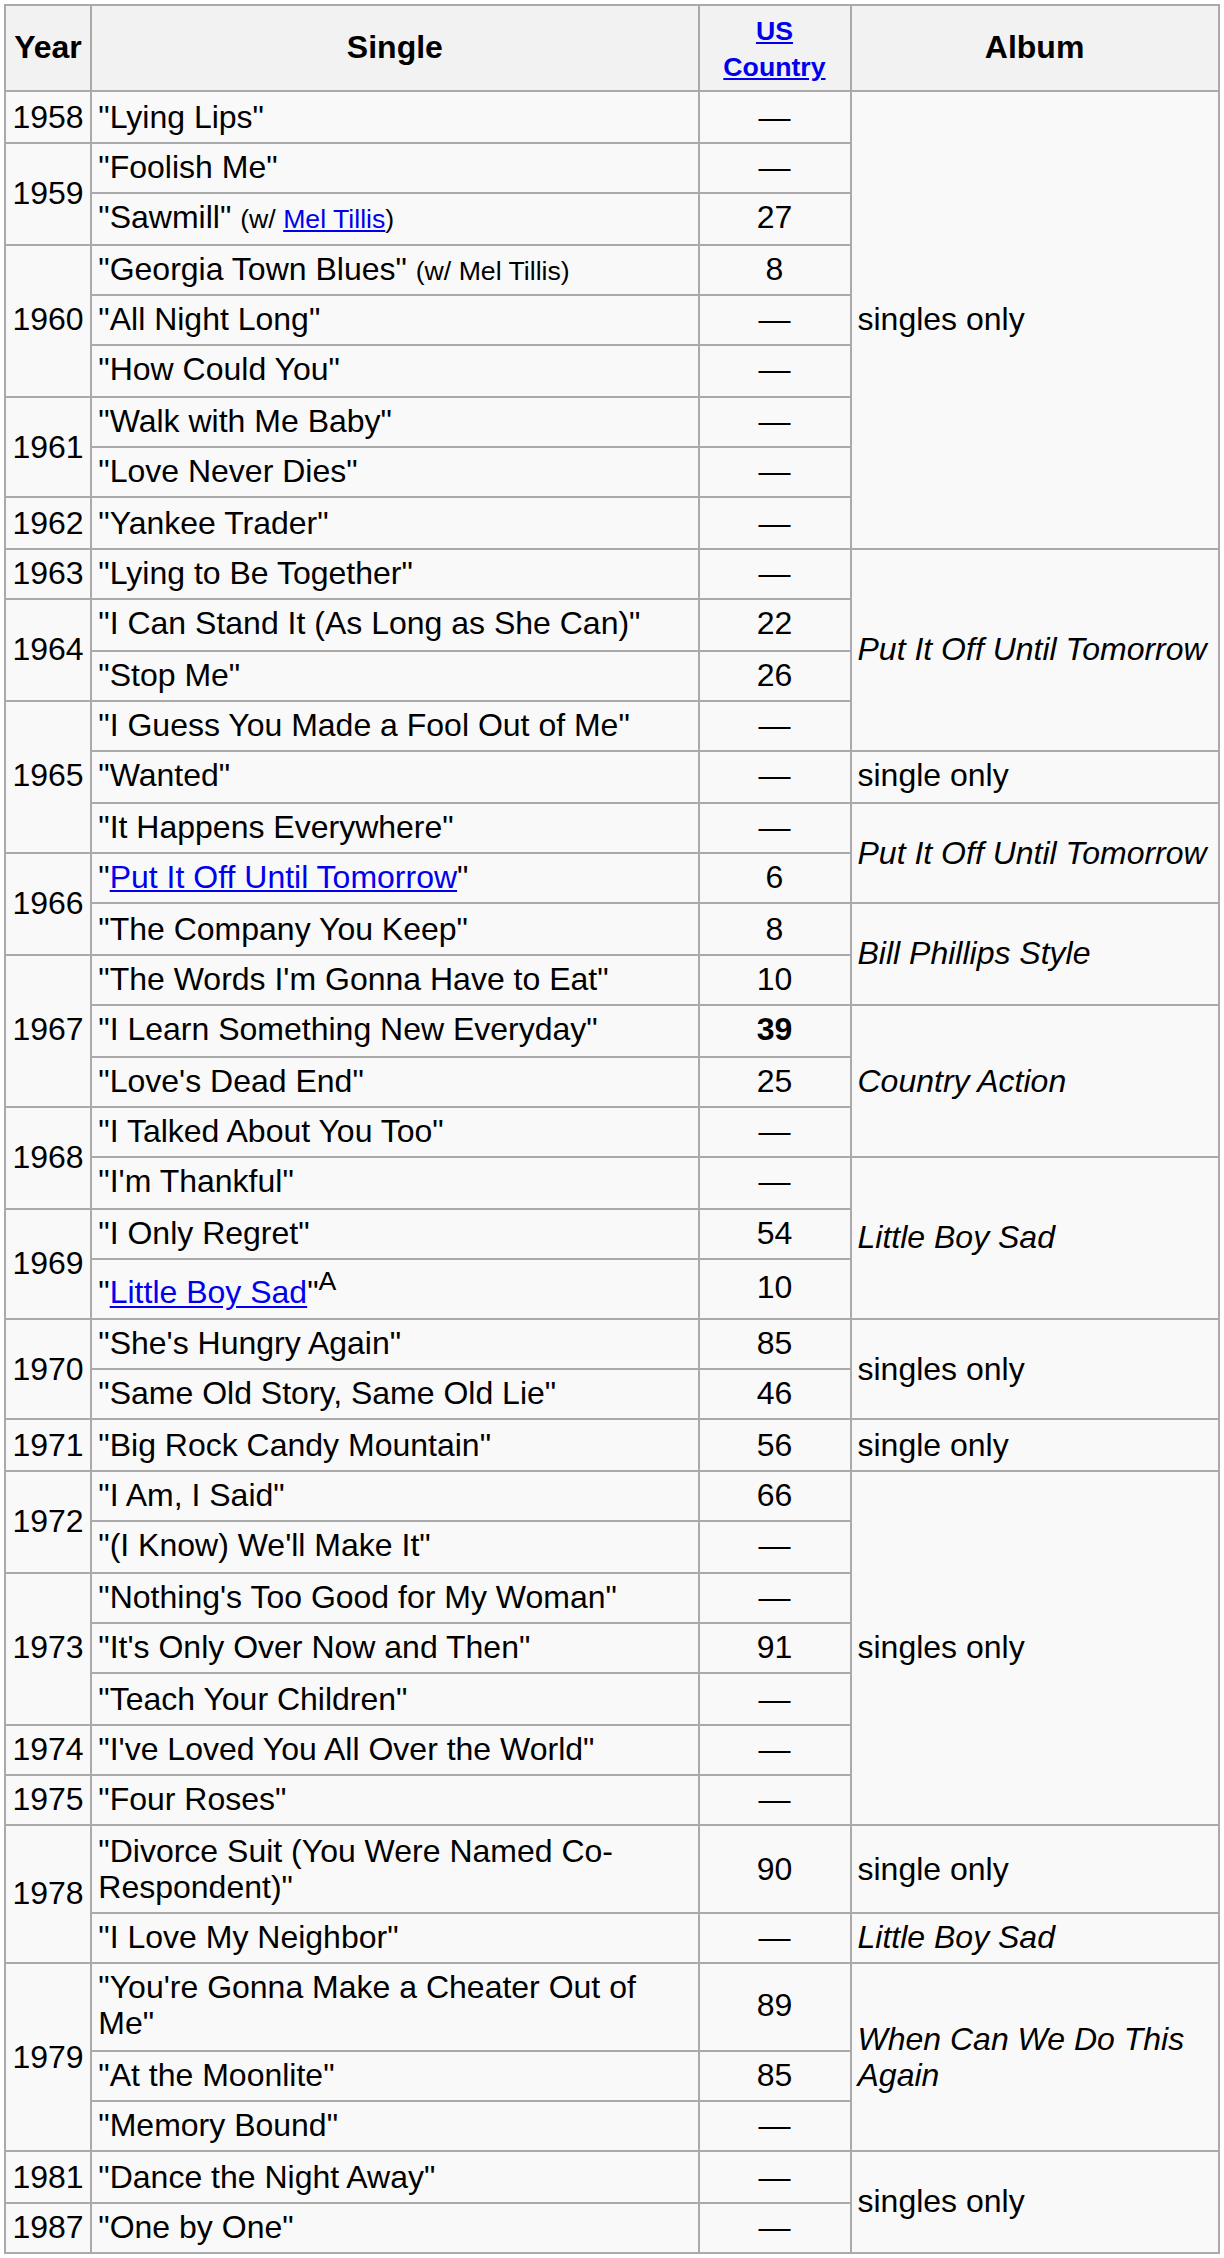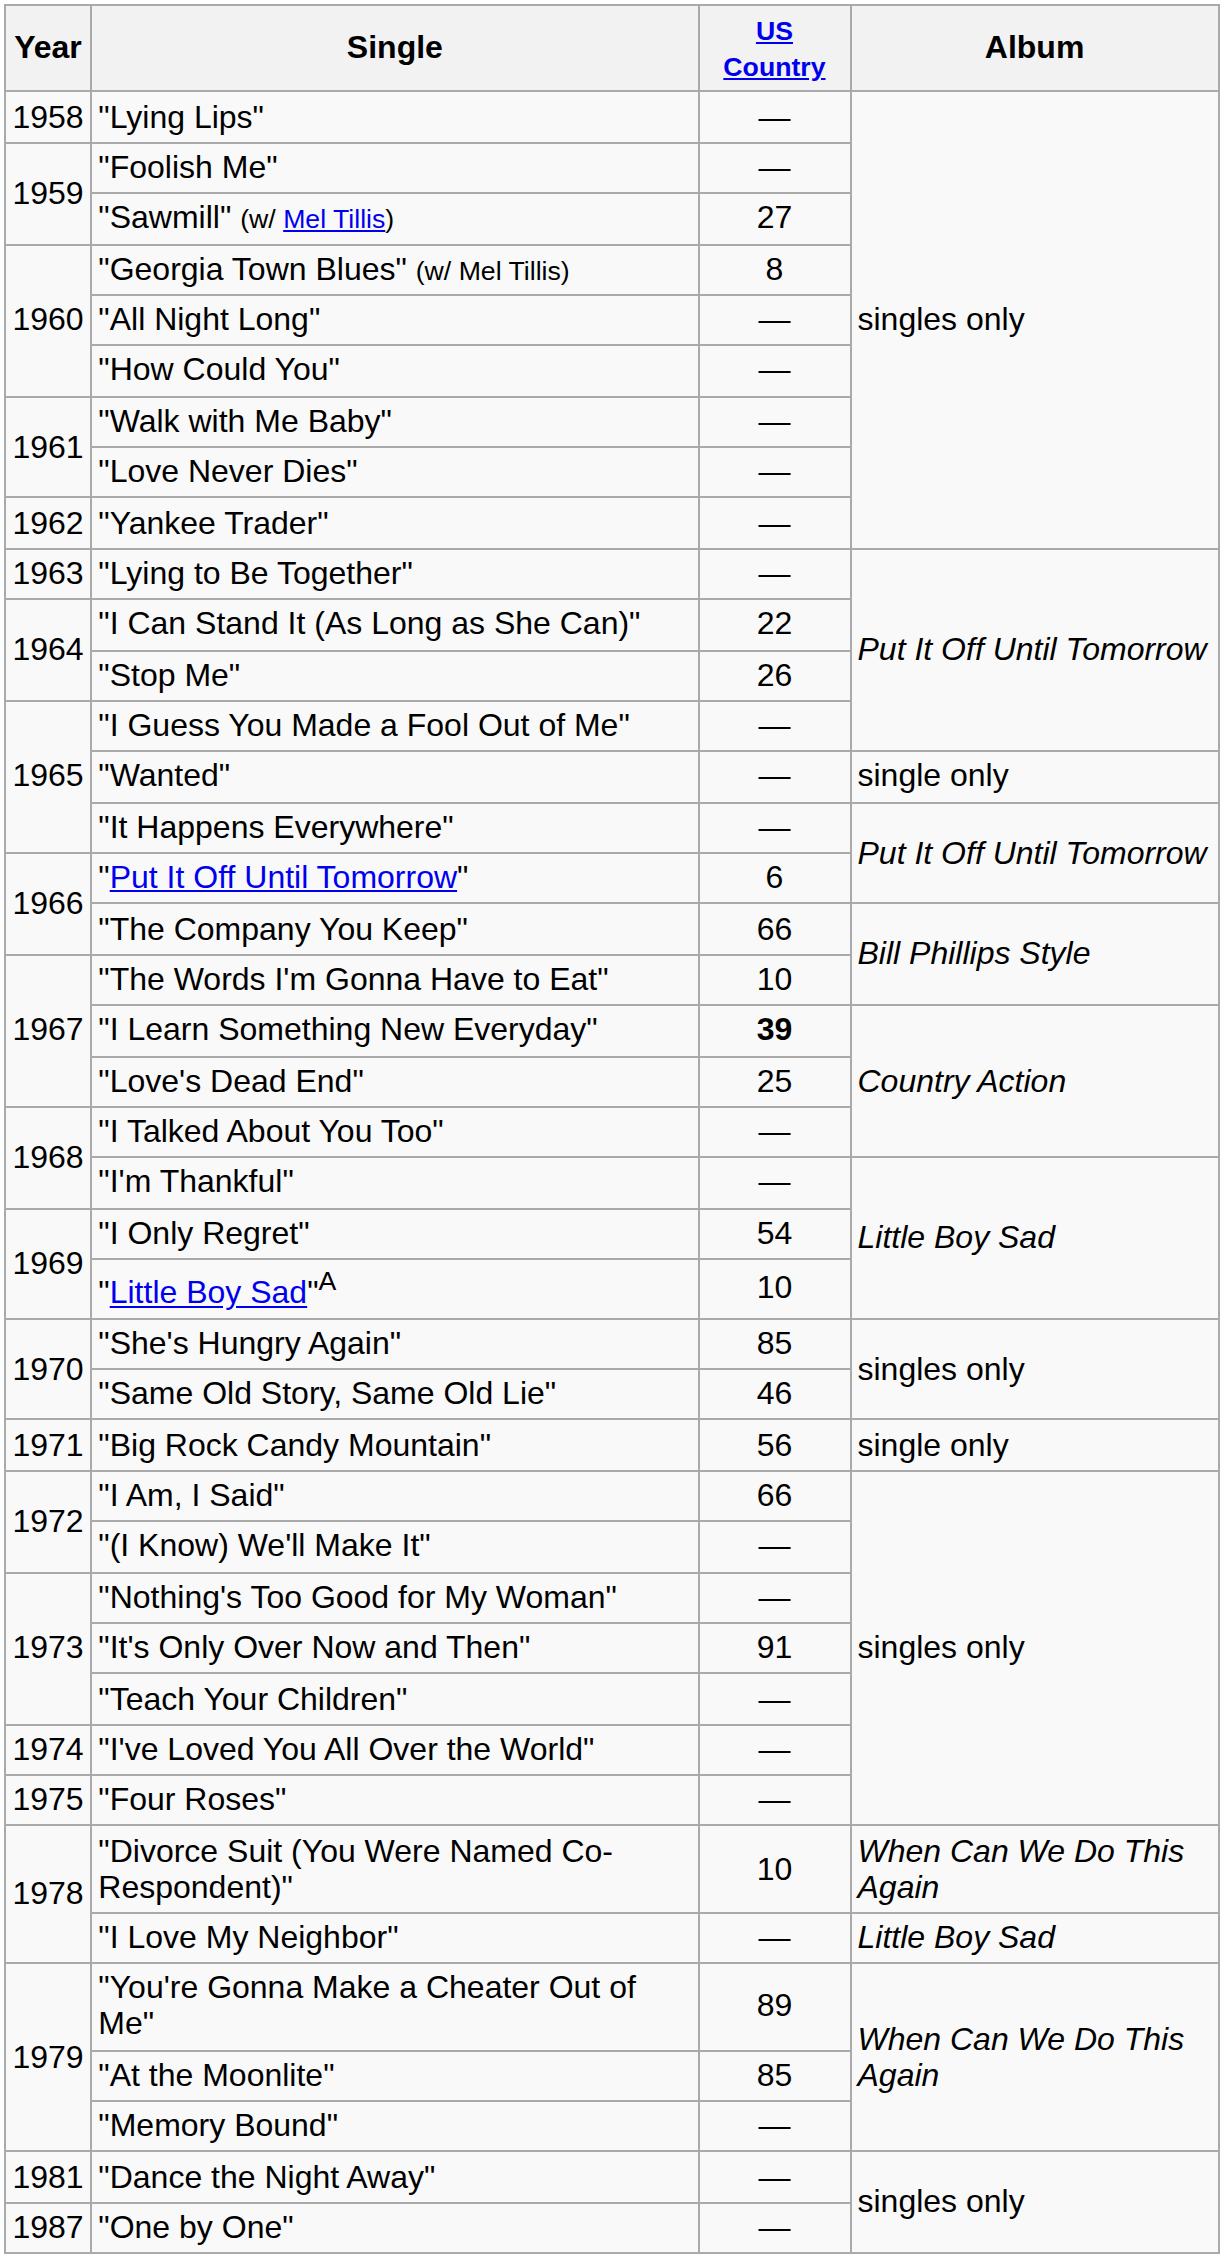(774, 928) 8 -> (774, 928) 66
(774, 1868) 90 -> (774, 1868) 10
(933, 1868) single only -> (1021, 1868) When Can We Do This Again
